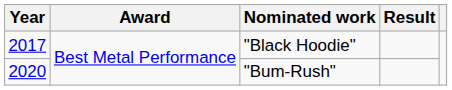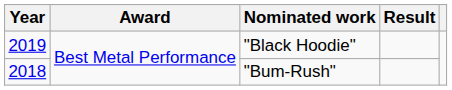(27, 44) 2017 -> (27, 44) 2019
(27, 71) 2020 -> (27, 71) 2018
